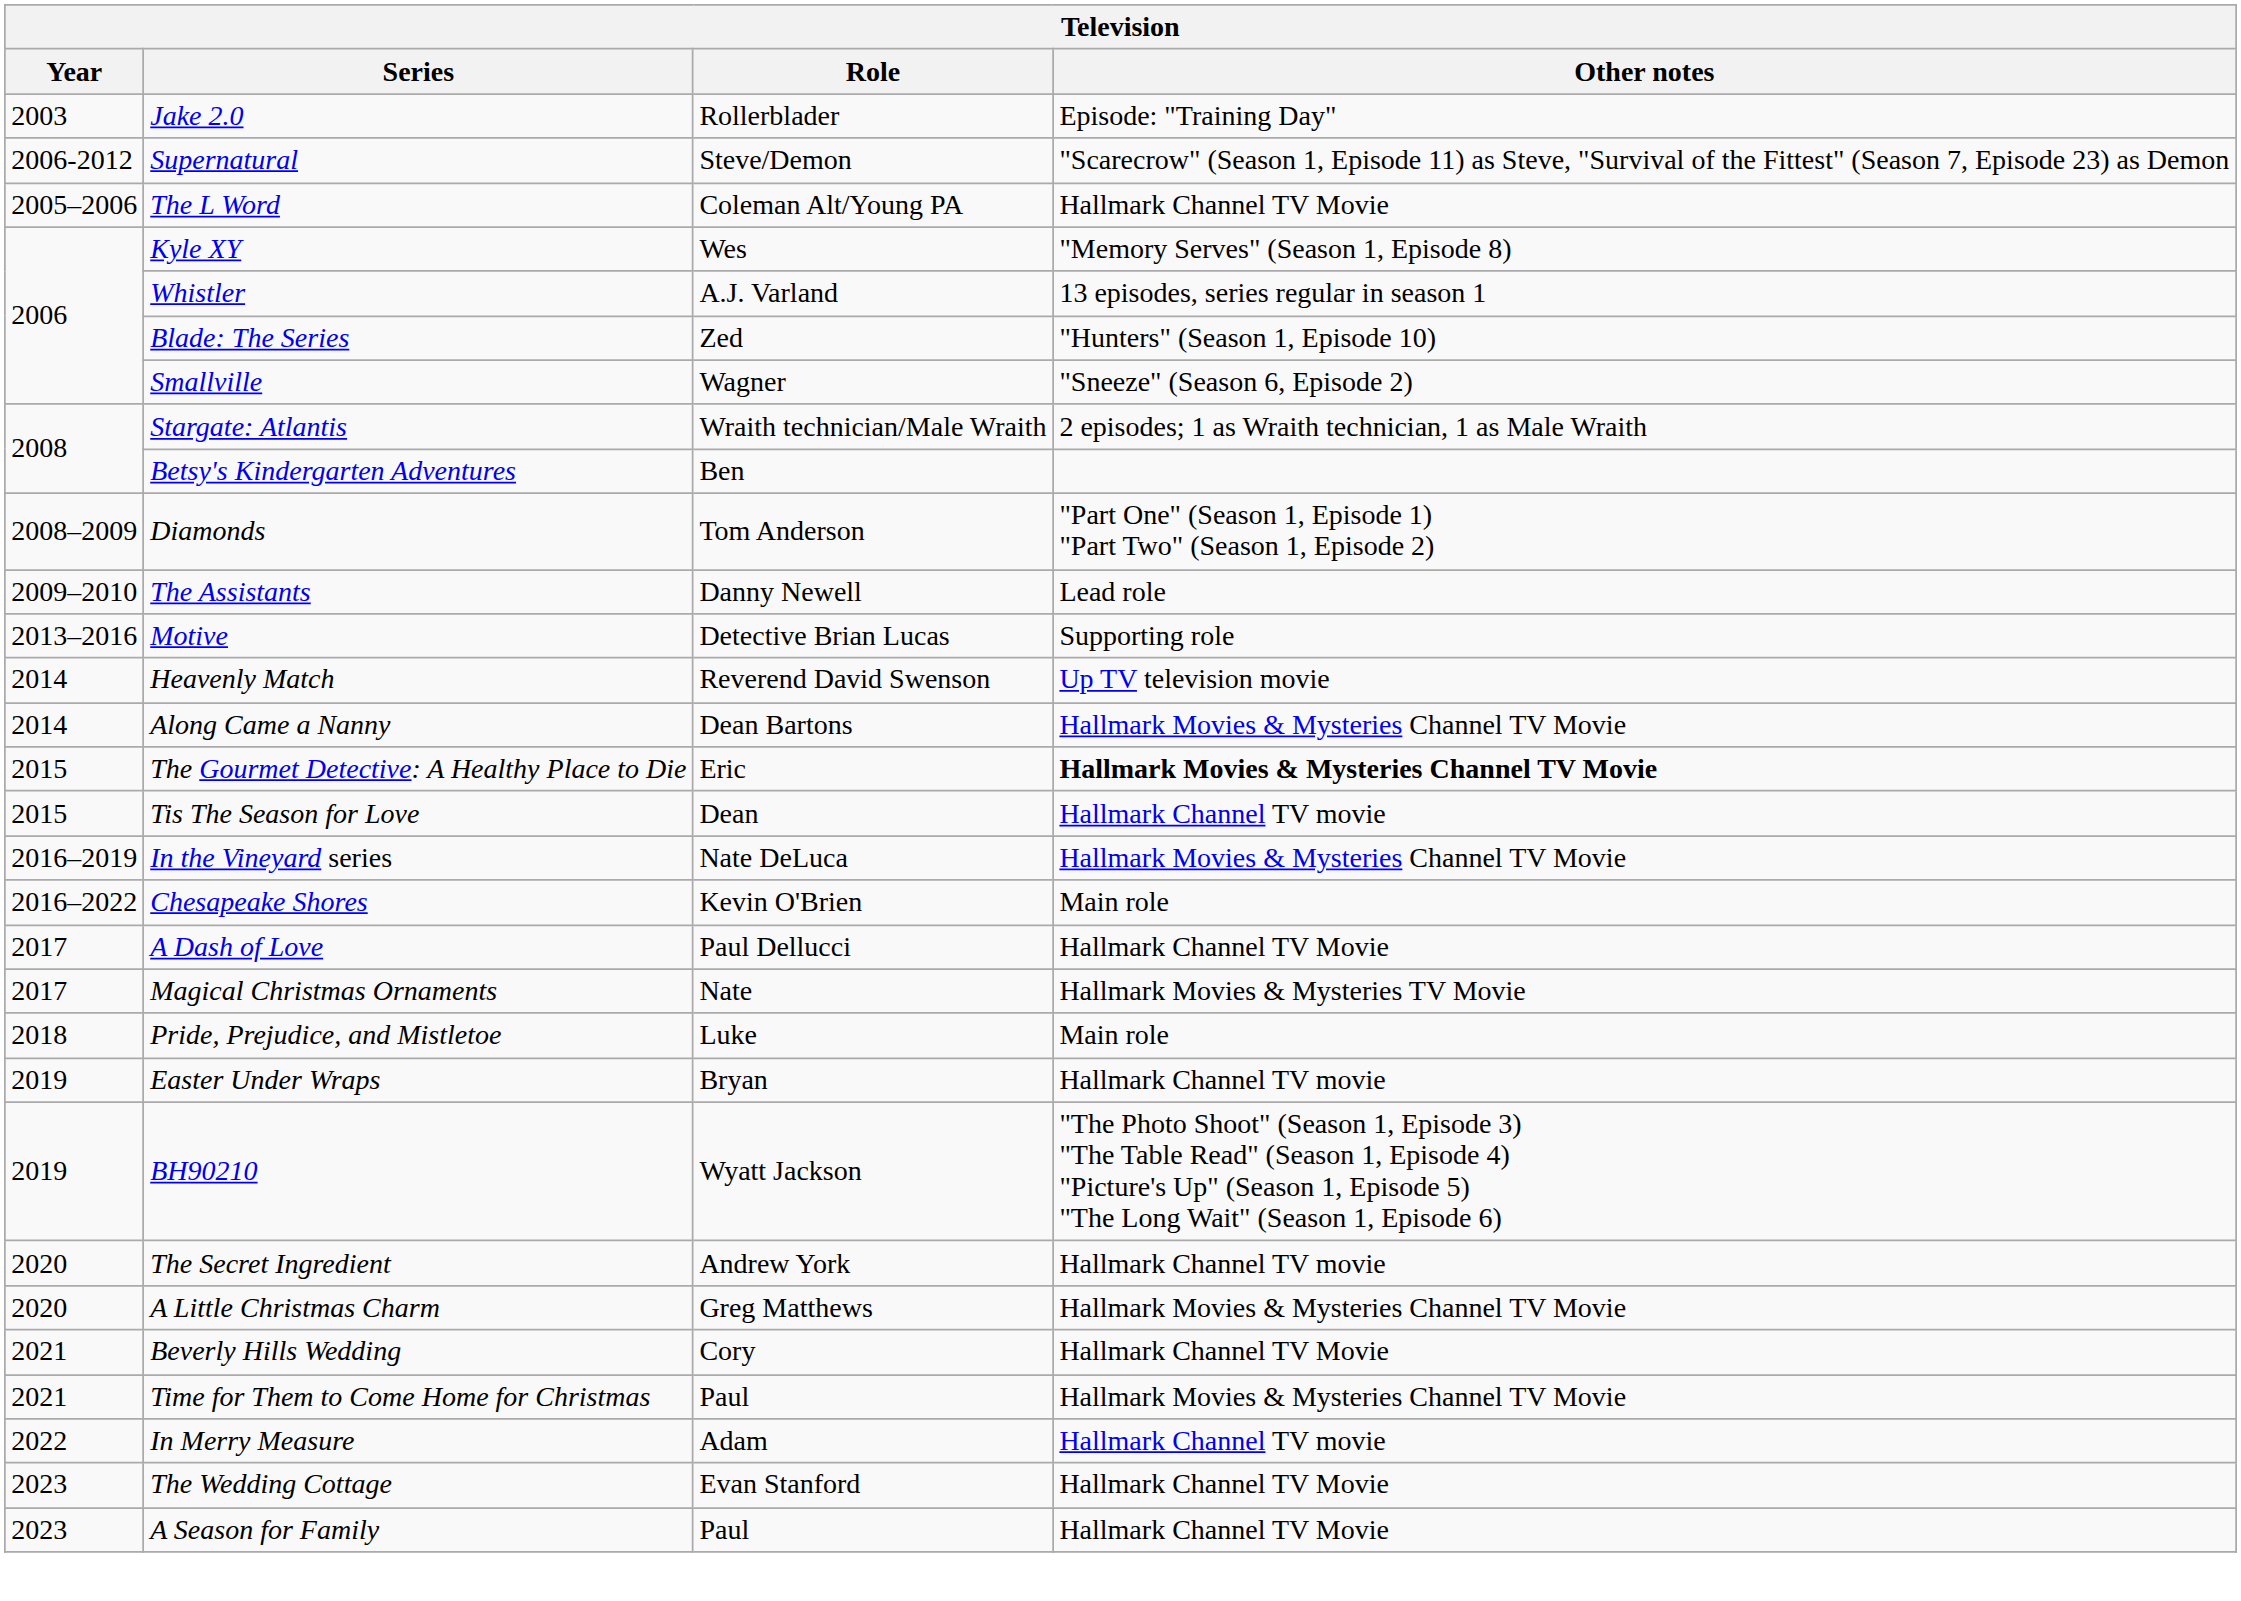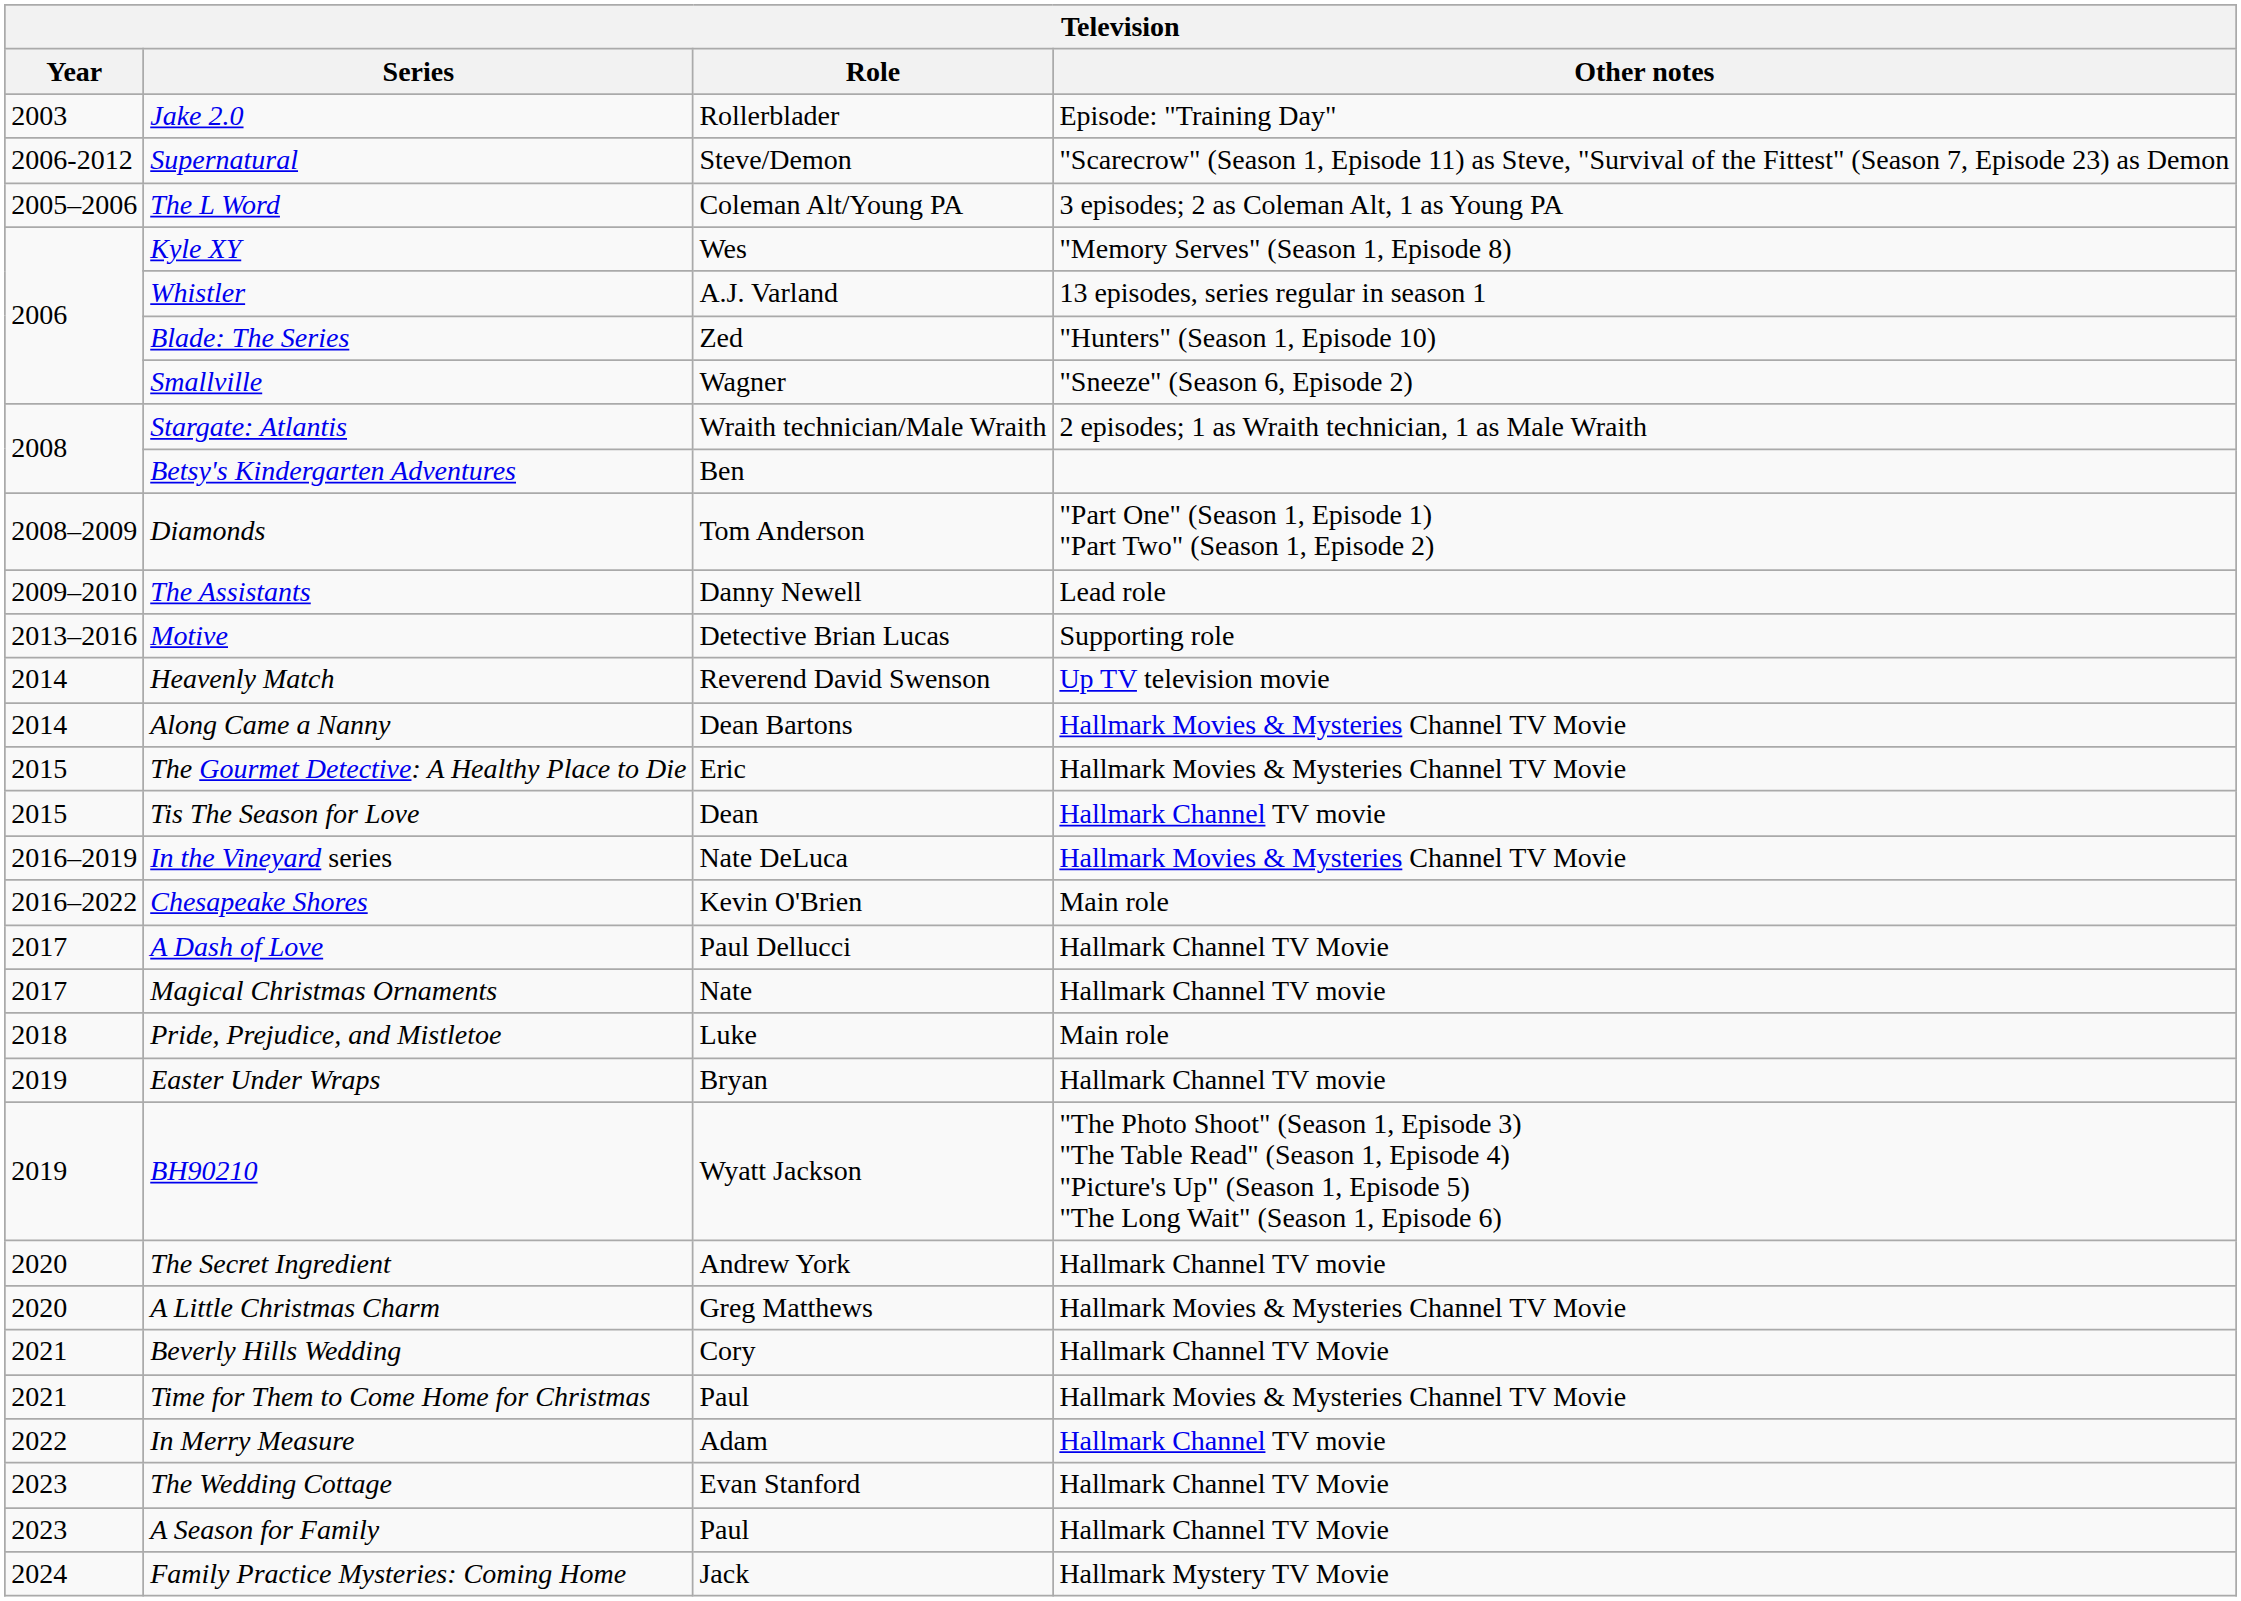(1224, 204) Hallmark Channel TV Movie -> (1311, 204) 3 episodes; 2 as Coleman Alt, 1 as Young PA
(1358, 768) bold -> (1343, 768) normal
(1293, 990) Hallmark Movies & Mysteries TV Movie -> (1223, 990) Hallmark Channel TV movie
+ row: (388, 1573)
